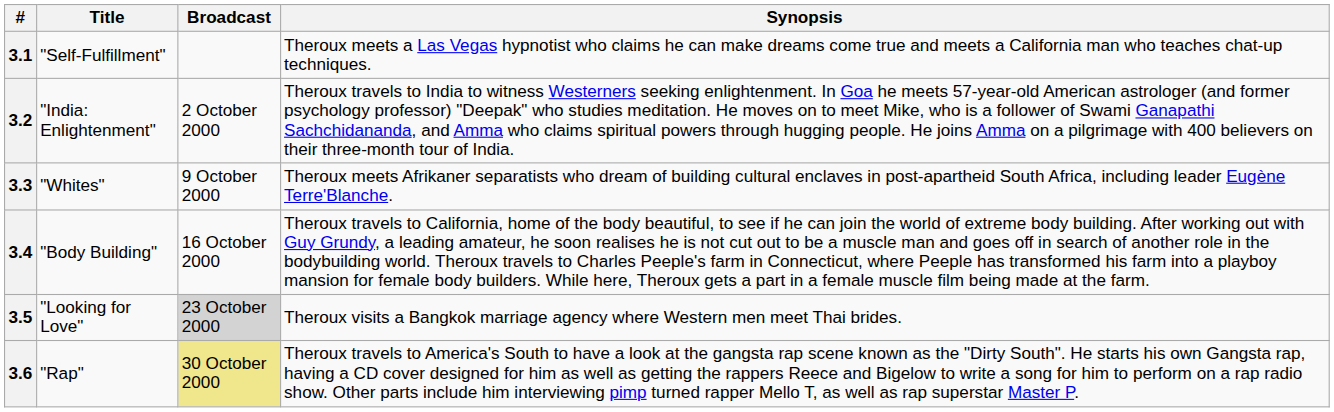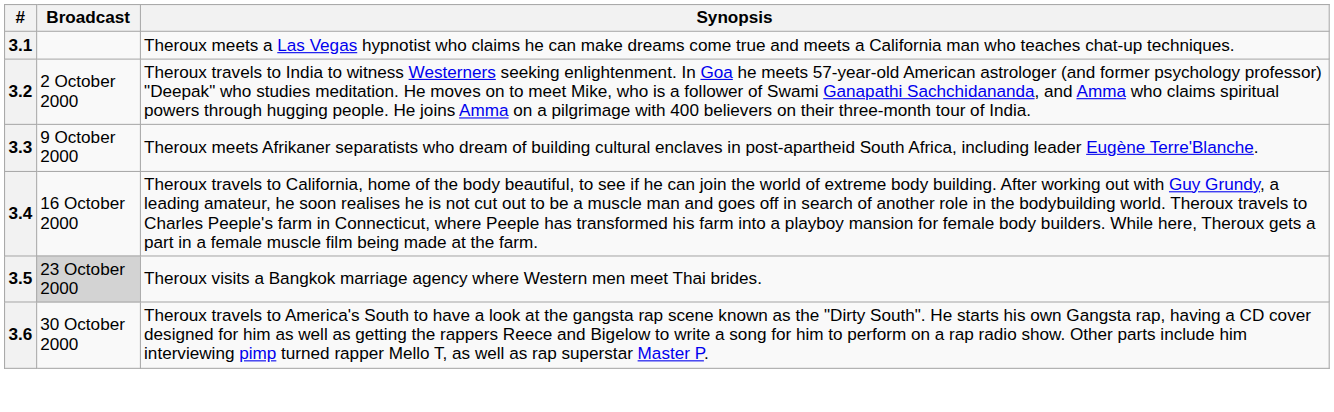- column: (107, 18)
(224, 373) khaki background -> (83, 335) no background
